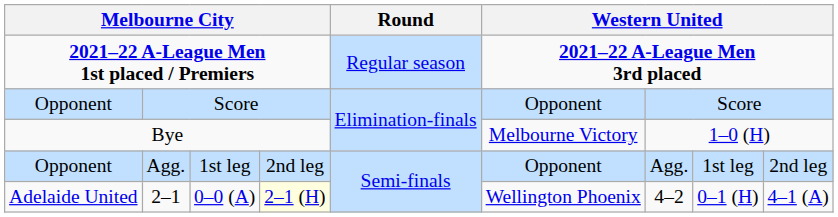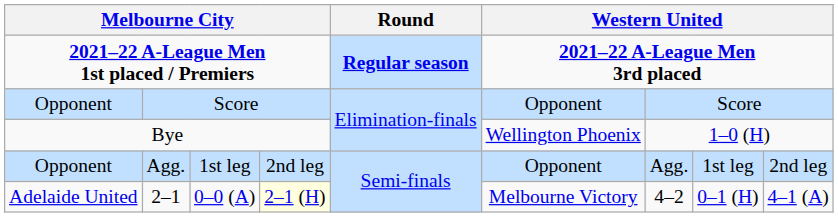(406, 61) normal -> (406, 61) bold
(563, 134) Melbourne Victory -> (563, 134) Wellington Phoenix
(563, 196) Wellington Phoenix -> (563, 196) Melbourne Victory
